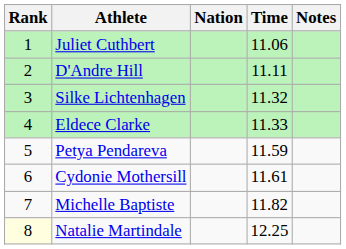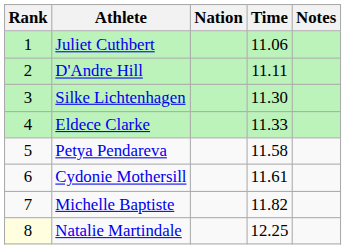(269, 97) 11.32 -> (269, 97) 11.30
(269, 151) 11.59 -> (269, 151) 11.58
